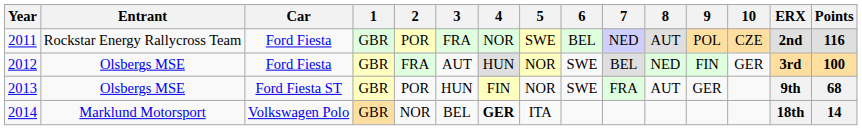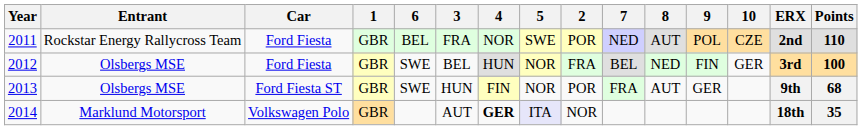columns swapped: (415, 16) <-> (582, 16)
(834, 40) 116 -> (834, 40) 110
(457, 64) AUT -> (457, 64) BEL
(457, 112) BEL -> (457, 112) AUT
(540, 112) no background -> (540, 112) lavender background
(834, 112) 14 -> (834, 112) 35
